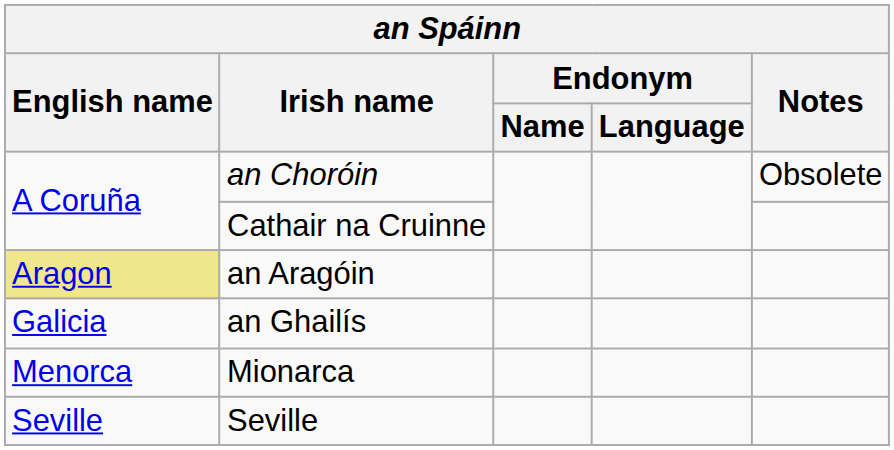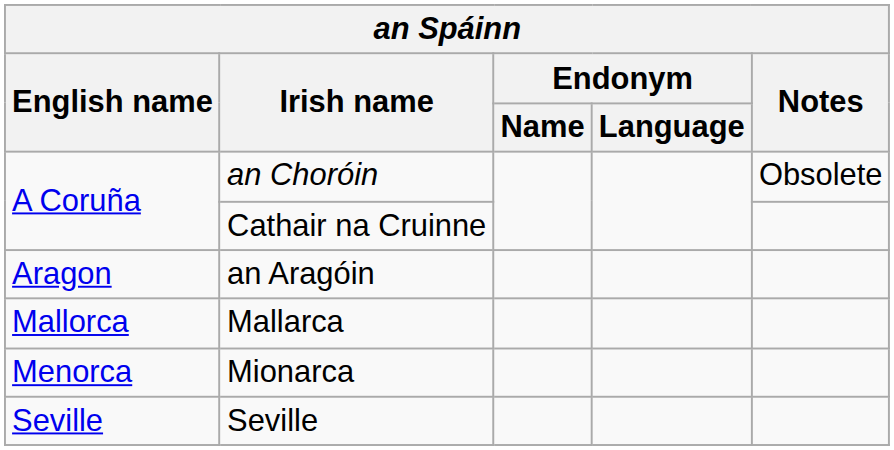(62, 273) khaki background -> (62, 273) no background
- row: (297, 322)
+ row: (285, 322)
